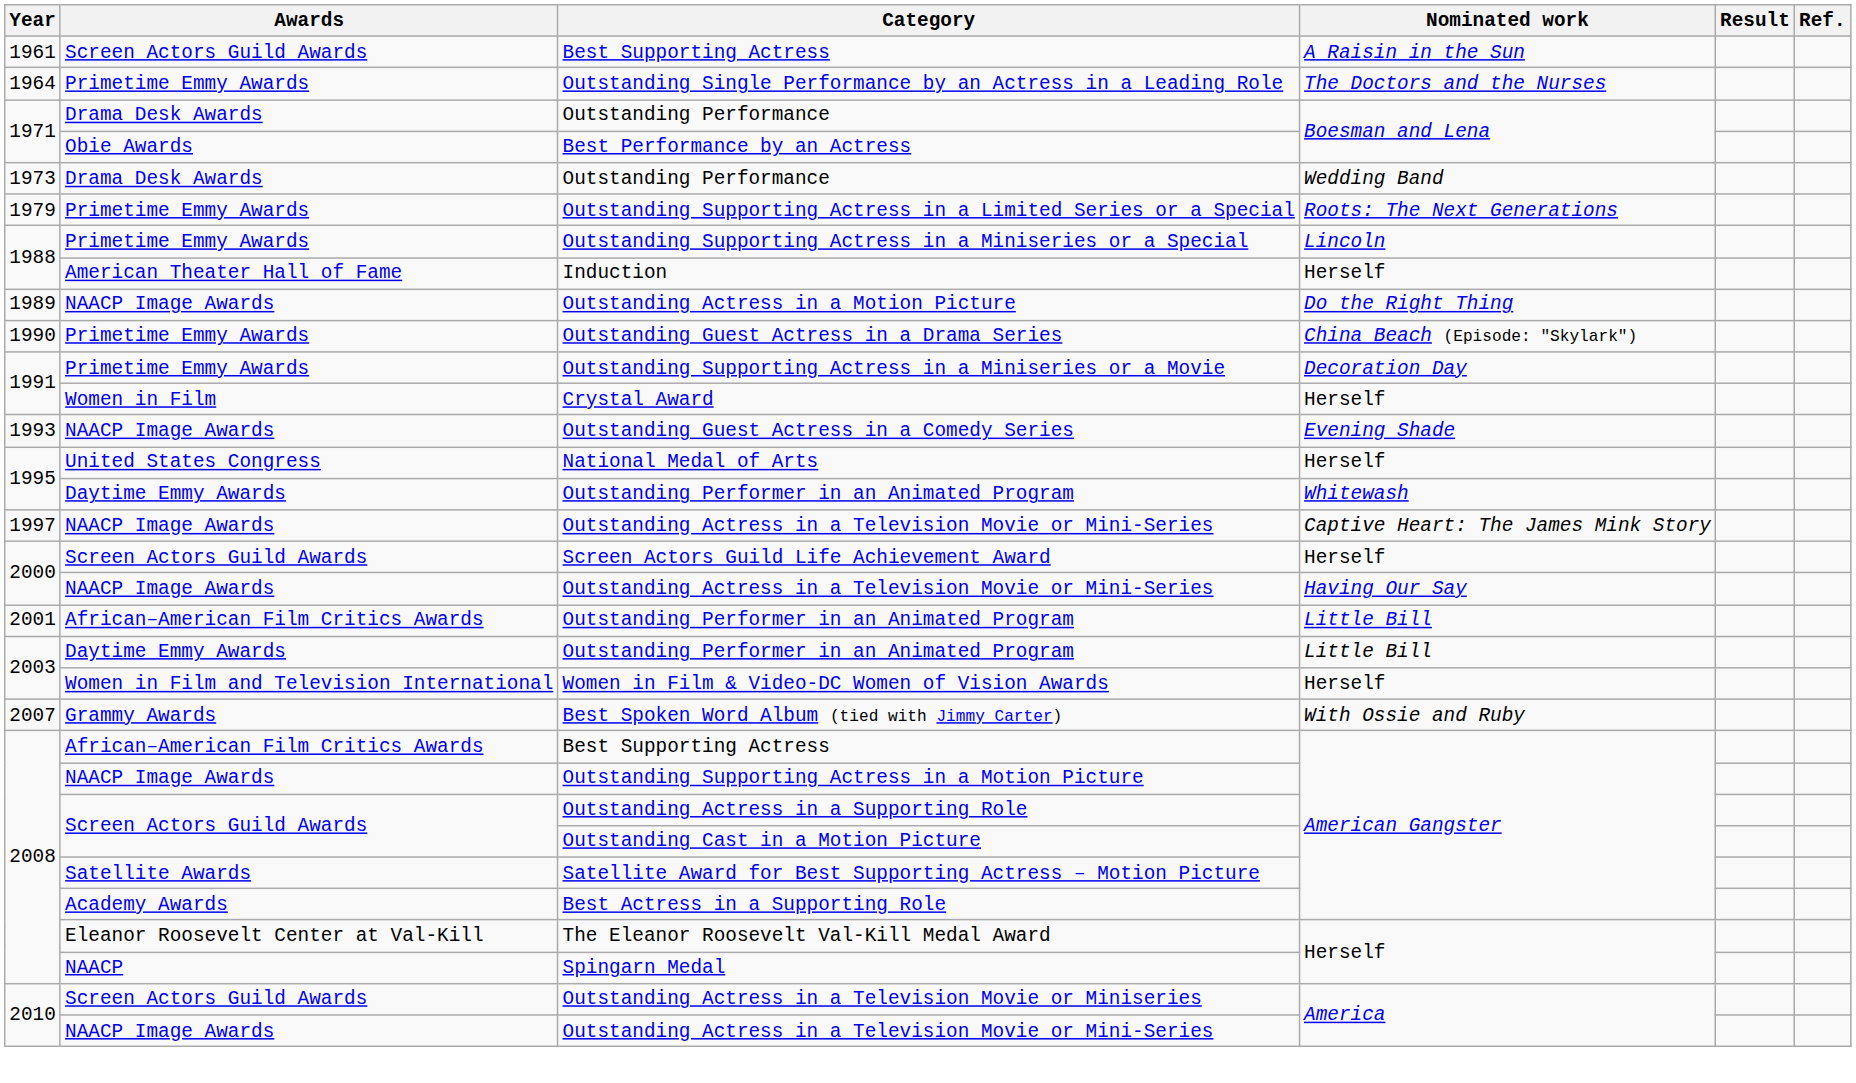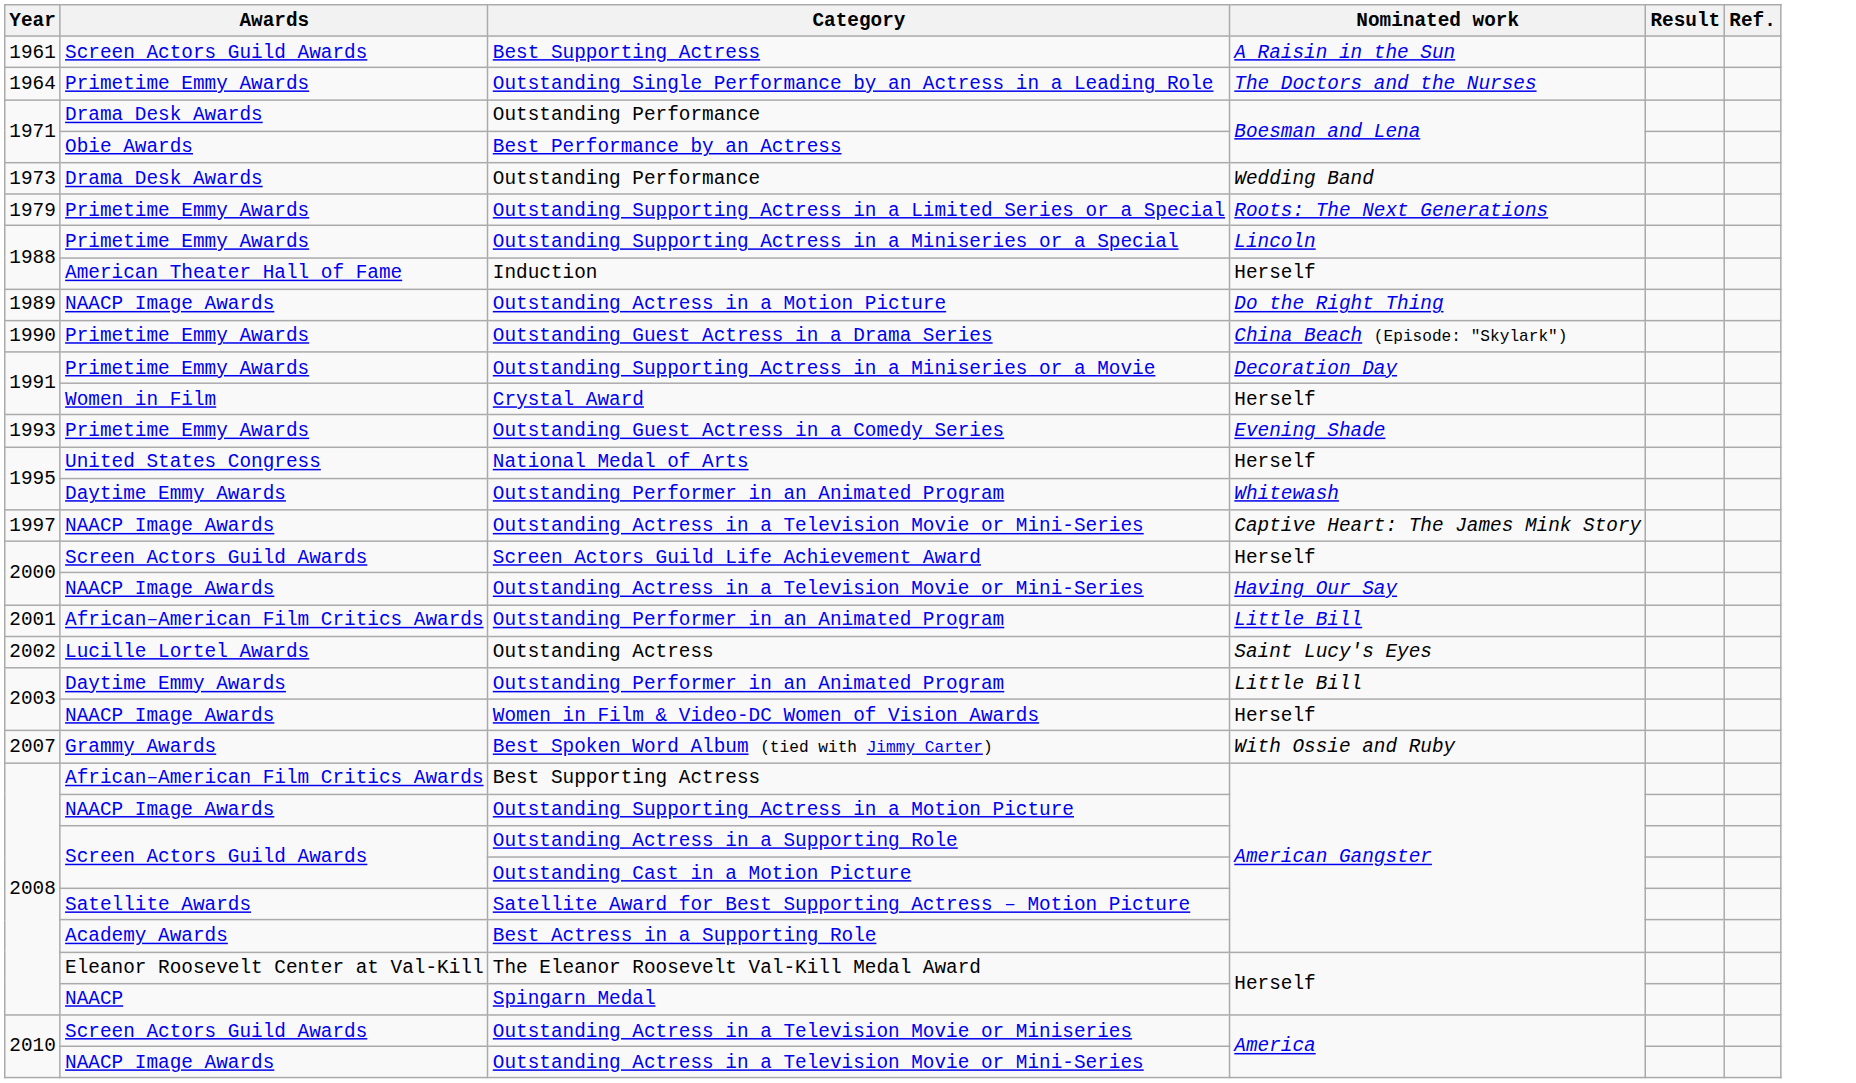(170, 431) NAACP Image Awards -> (187, 431) Primetime Emmy Awards
+ row: (33, 652)
(309, 683) Women in Film and Television International -> (170, 715) NAACP Image Awards
